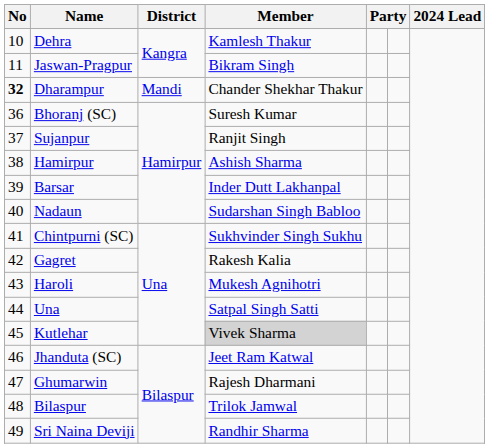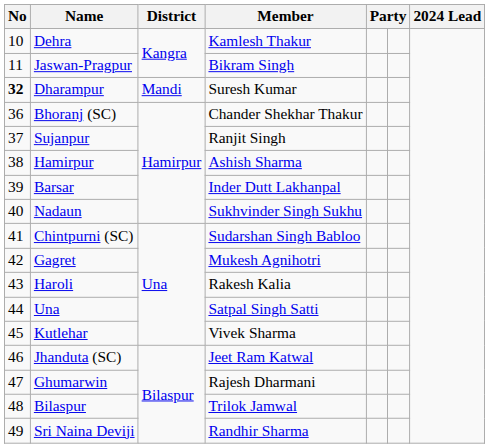(285, 89) Chander Shekhar Thakur -> (253, 89) Suresh Kumar
(253, 114) Suresh Kumar -> (285, 114) Chander Shekhar Thakur
(284, 211) Sudarshan Singh Babloo -> (285, 211) Sukhvinder Singh Sukhu
(285, 235) Sukhvinder Singh Sukhu -> (284, 235) Sudarshan Singh Babloo
(250, 260) Rakesh Kalia -> (265, 260) Mukesh Agnihotri
(265, 284) Mukesh Agnihotri -> (250, 284) Rakesh Kalia
(252, 333) lightgrey background -> (252, 333) no background
